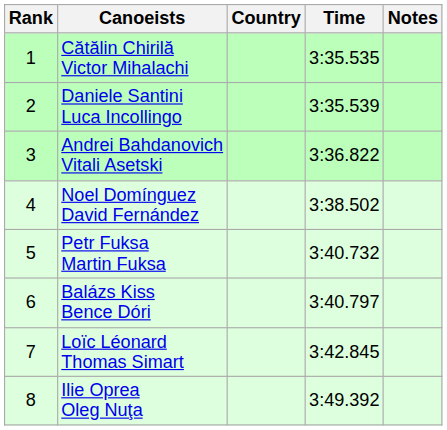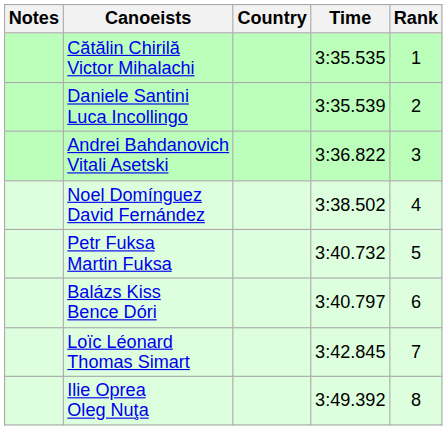columns swapped: (31, 18) <-> (413, 18)
